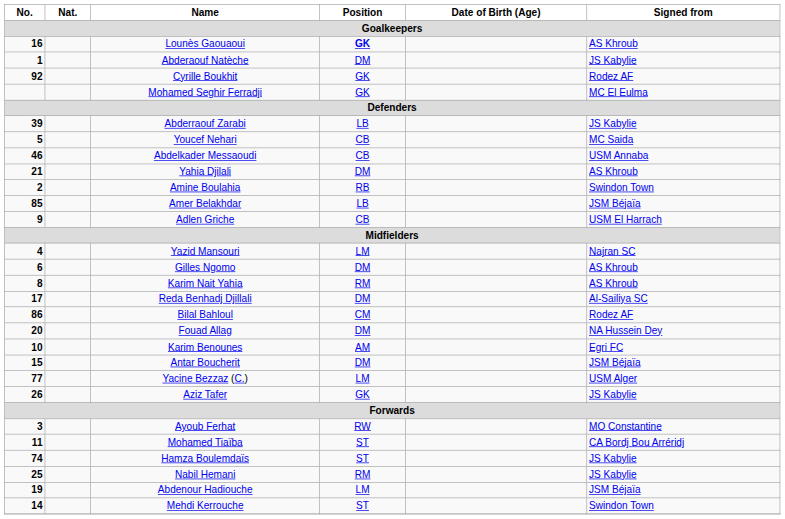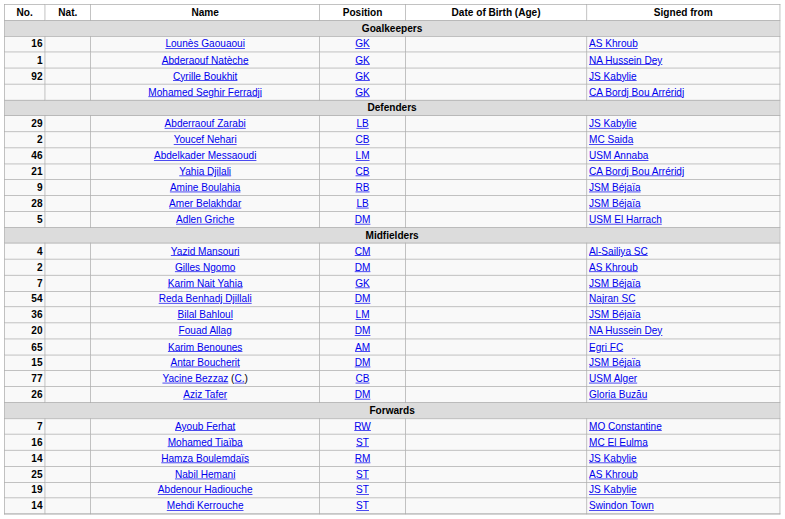(363, 45) bold -> (363, 45) normal
(363, 60) DM -> (363, 60) GK
(613, 60) JS Kabylie -> (626, 60) NA Hussein Dey
(611, 76) Rodez AF -> (613, 76) JS Kabylie
(618, 92) MC El Eulma -> (637, 92) CA Bordj Bou Arréridj
(37, 124) 39 -> (37, 124) 29
(40, 140) 5 -> (40, 140) 2
(363, 156) CB -> (363, 156) LM
(363, 172) DM -> (363, 172) CB
(613, 172) AS Khroub -> (637, 172) CA Bordj Bou Arréridj
(40, 188) 2 -> (40, 188) 9
(621, 188) Swindon Town -> (615, 188) JSM Béjaïa
(37, 204) 85 -> (37, 204) 28
(40, 220) 9 -> (40, 220) 5
(363, 220) CB -> (363, 220) DM
(363, 252) LM -> (363, 252) CM
(612, 252) Najran SC -> (618, 252) Al-Sailiya SC
(40, 268) 6 -> (40, 268) 2
(40, 283) 8 -> (40, 283) 7
(363, 283) RM -> (363, 283) GK
(613, 283) AS Khroub -> (615, 283) JSM Béjaïa
(37, 299) 17 -> (37, 299) 54
(618, 299) Al-Sailiya SC -> (612, 299) Najran SC
(37, 315) 86 -> (37, 315) 36
(363, 315) CM -> (363, 315) LM
(611, 315) Rodez AF -> (615, 315) JSM Béjaïa
(37, 347) 10 -> (37, 347) 65
(363, 379) LM -> (363, 379) CB
(363, 395) GK -> (363, 395) DM
(613, 395) JS Kabylie -> (618, 395) Gloria Buzău
(40, 427) 3 -> (40, 427) 7
(37, 443) 11 -> (37, 443) 16
(637, 443) CA Bordj Bou Arréridj -> (618, 443) MC El Eulma
(37, 459) 74 -> (37, 459) 14
(363, 459) ST -> (363, 459) RM
(363, 475) RM -> (363, 475) ST
(613, 475) JS Kabylie -> (613, 475) AS Khroub
(363, 490) LM -> (363, 490) ST
(615, 490) JSM Béjaïa -> (613, 490) JS Kabylie
